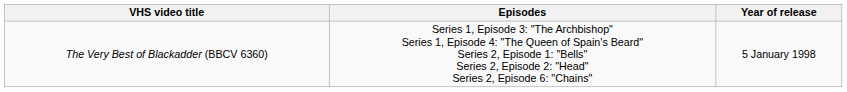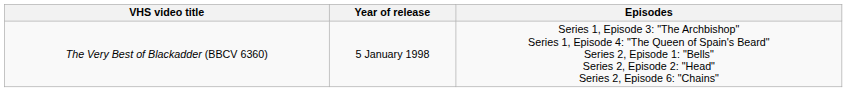columns swapped: (779, 13) <-> (522, 13)
